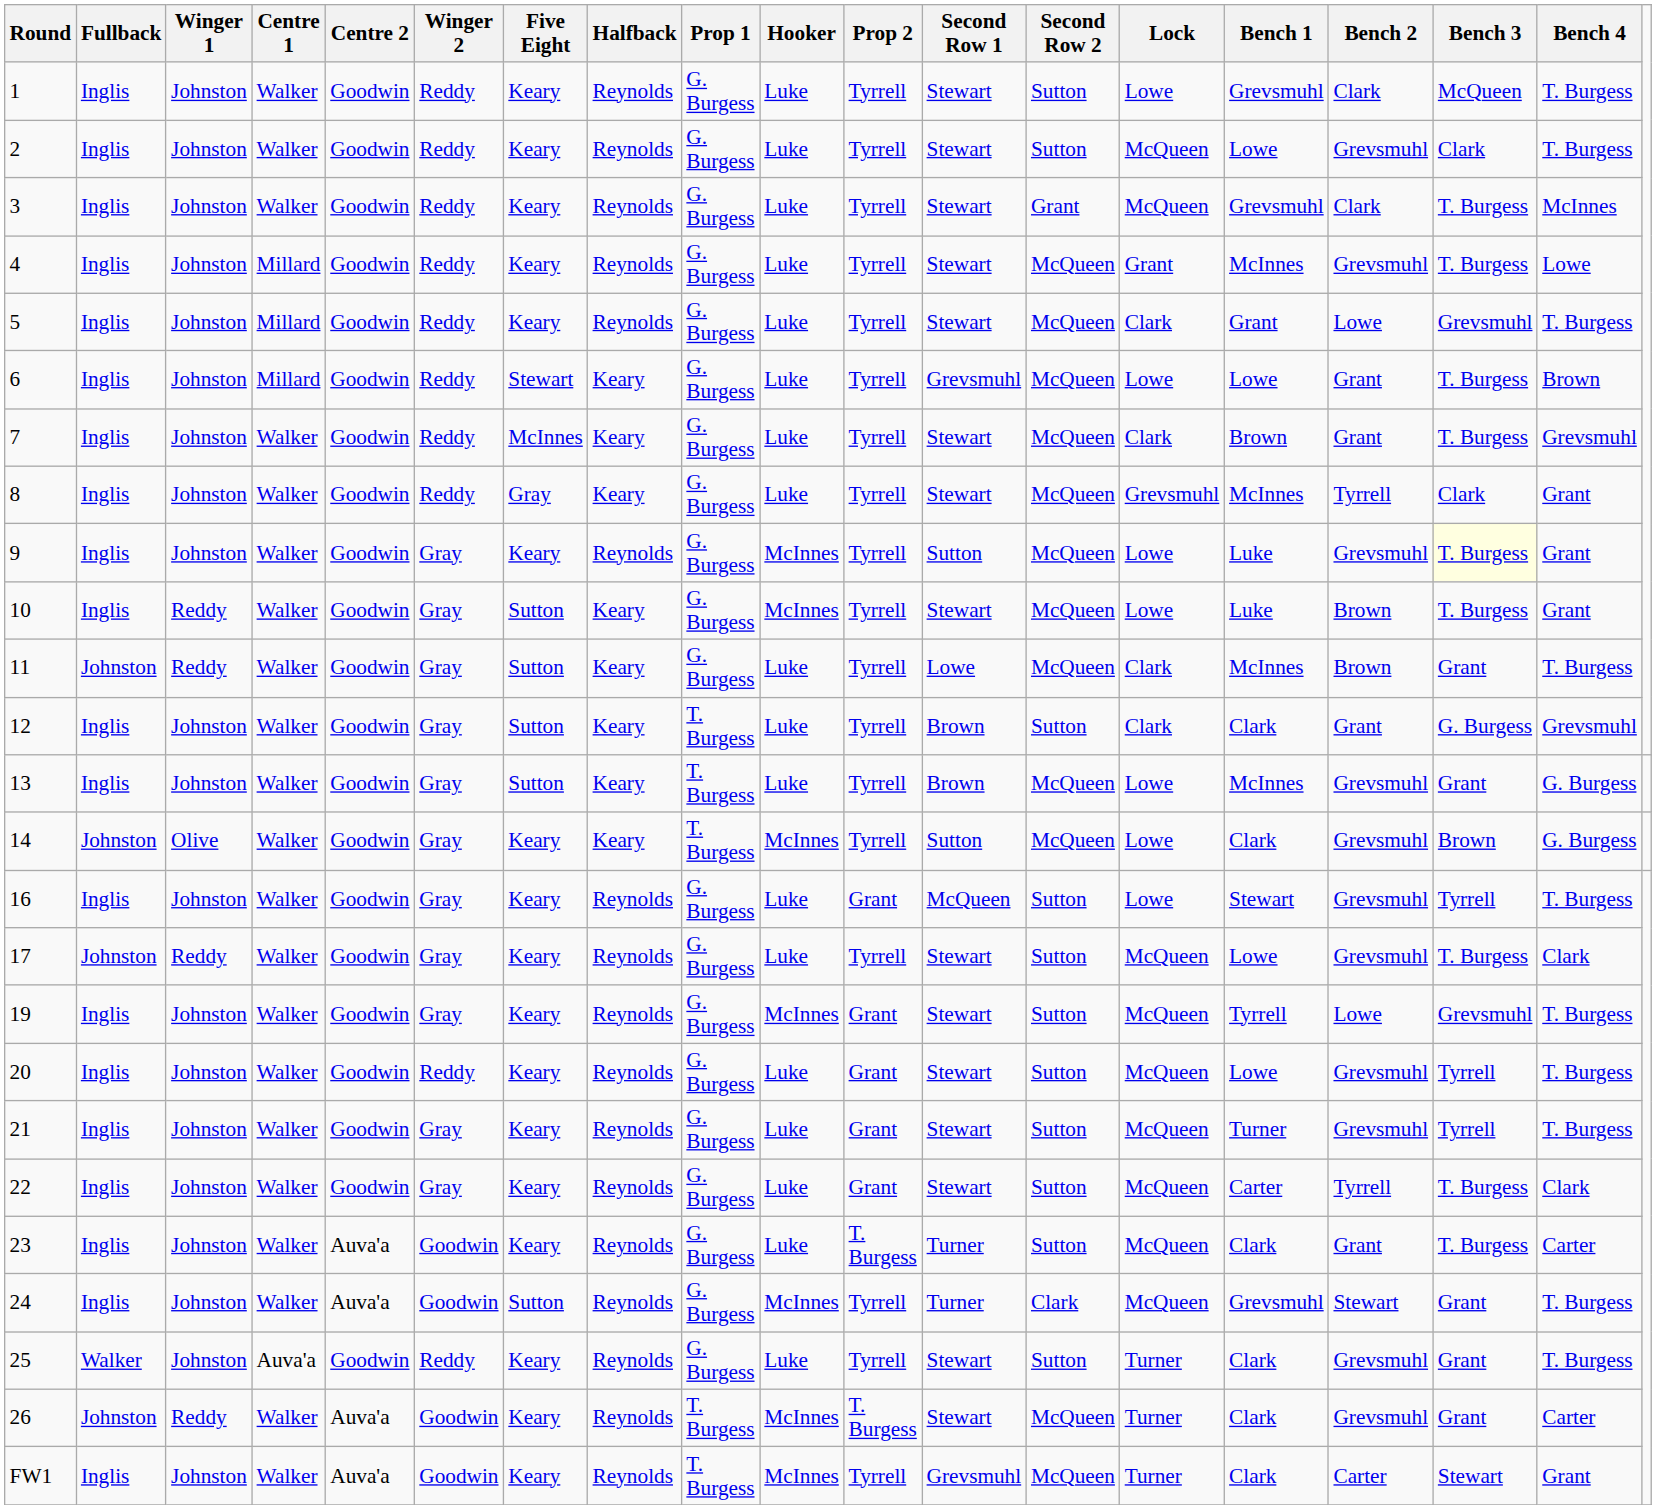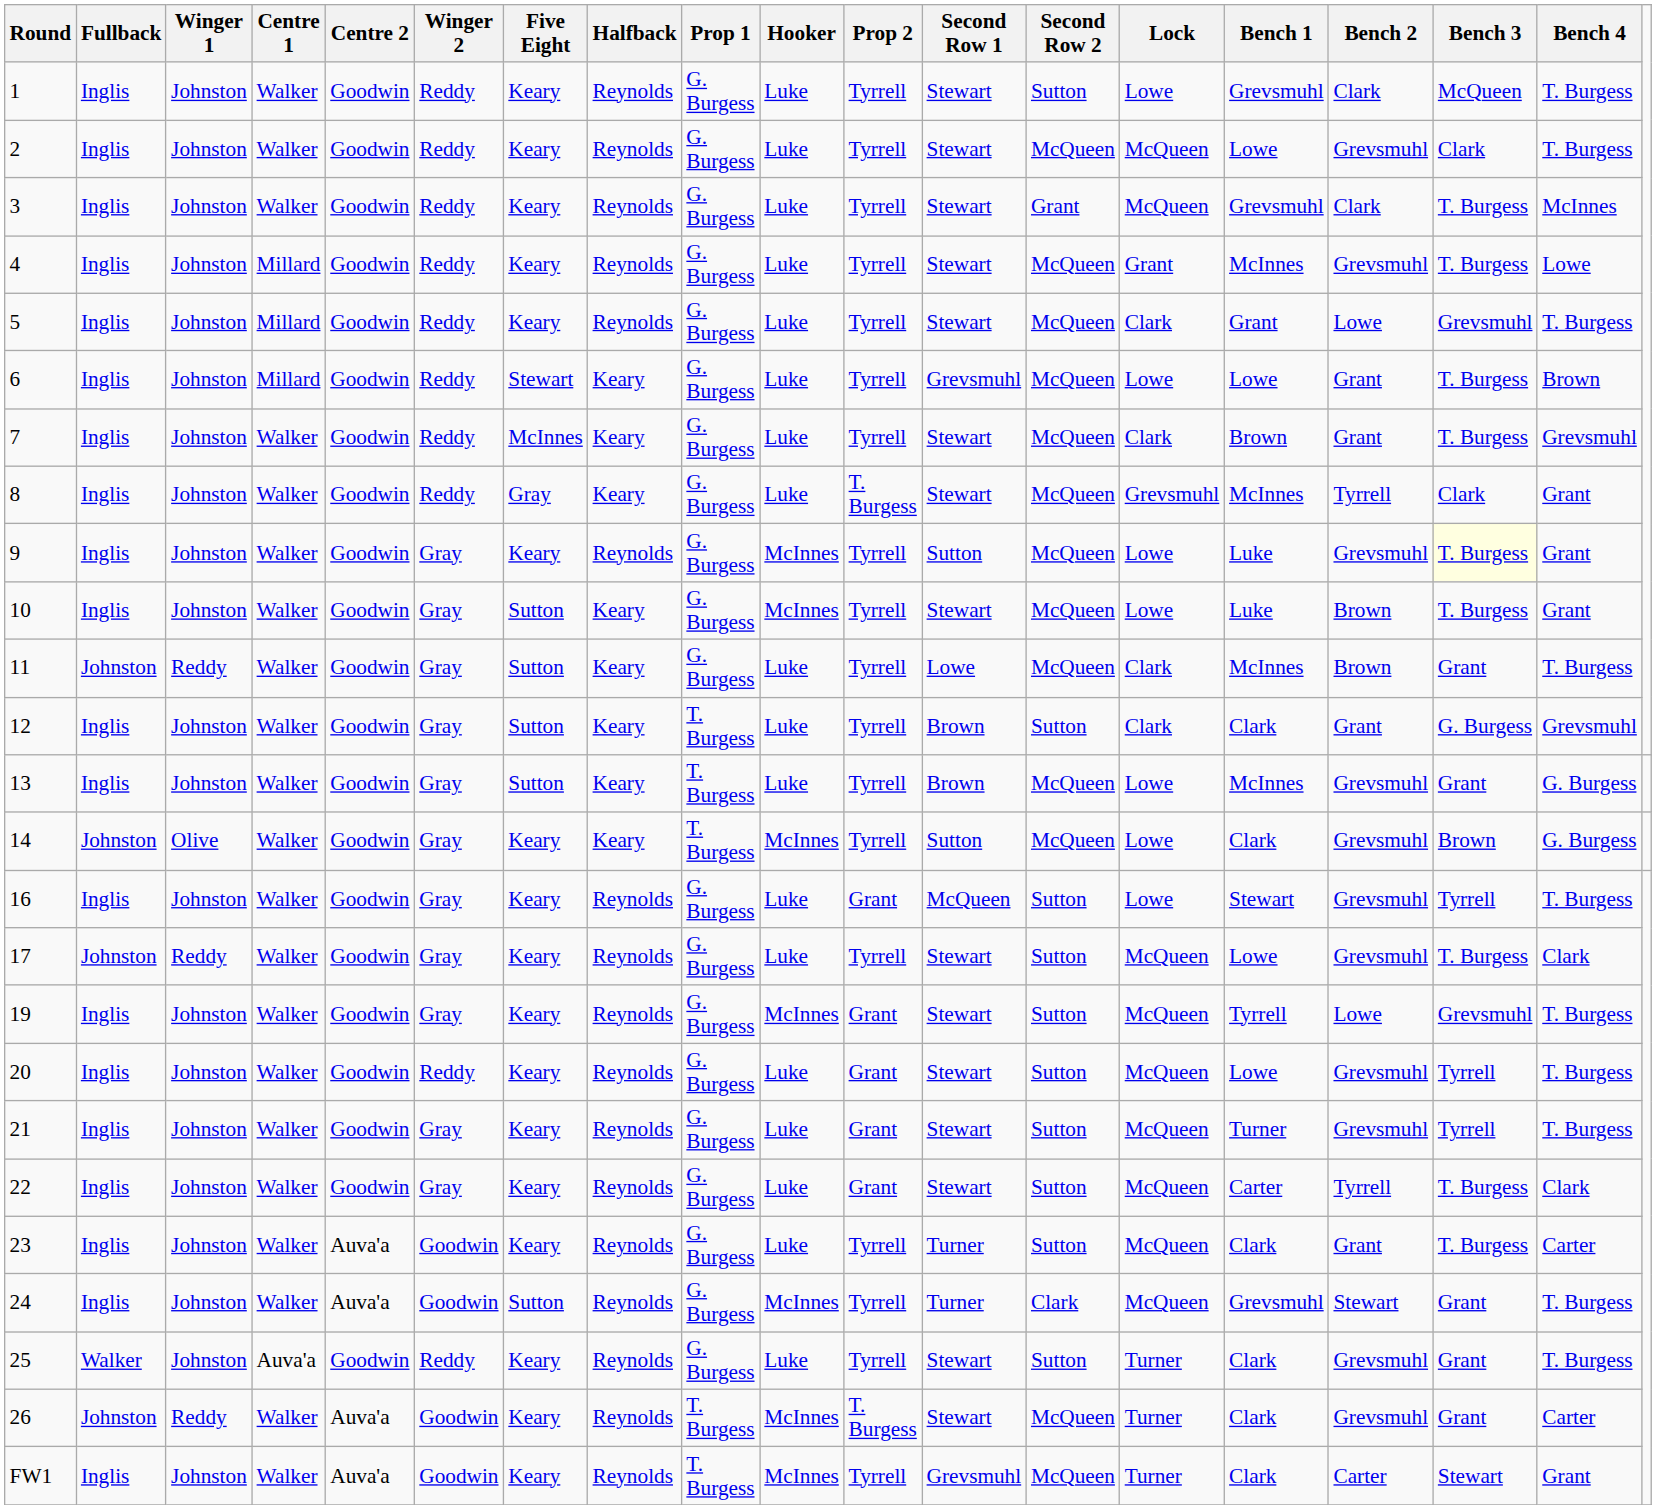(1059, 148) Sutton -> (1073, 148) McQueen
(877, 494) Tyrrell -> (883, 494) T. Burgess
(199, 610) Reddy -> (209, 610) Johnston
(883, 1244) T. Burgess -> (877, 1244) Tyrrell
